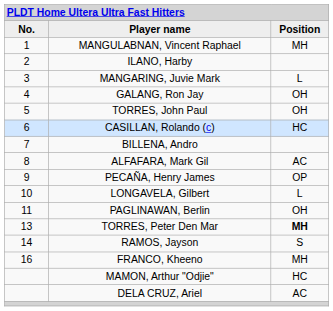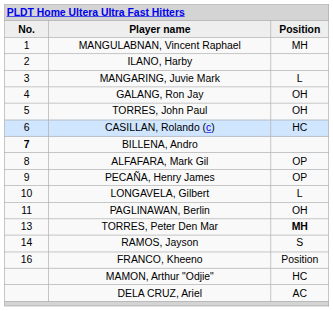(27, 144) normal -> (27, 144) bold
(300, 161) AC -> (300, 161) OP
(300, 260) MH -> (300, 260) Position
